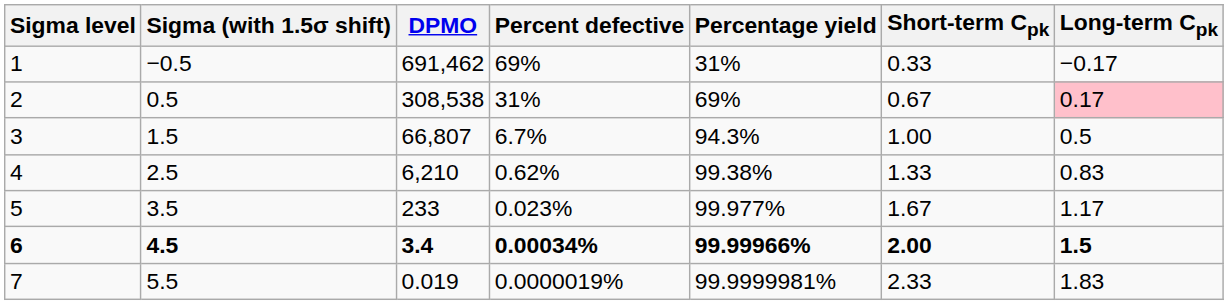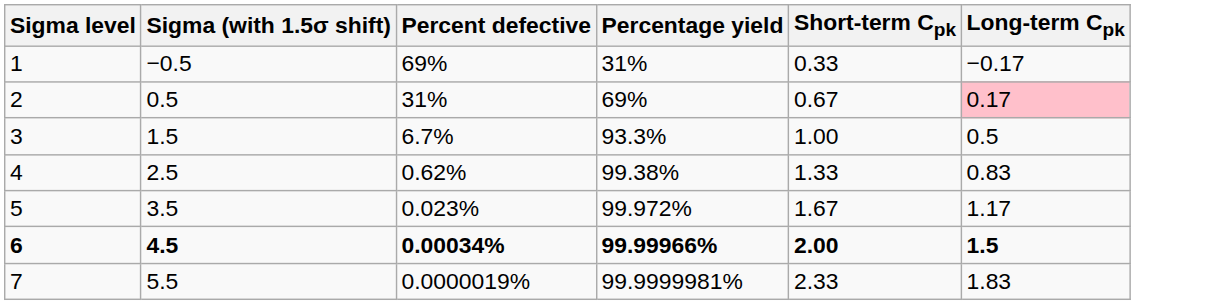- column: (443, 24)
(727, 136) 94.3% -> (634, 136) 93.3%
(740, 208) 99.977% -> (647, 208) 99.972%
